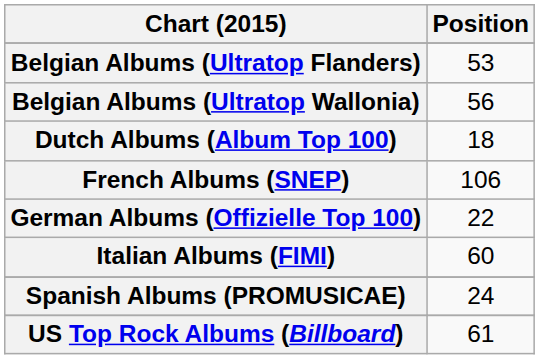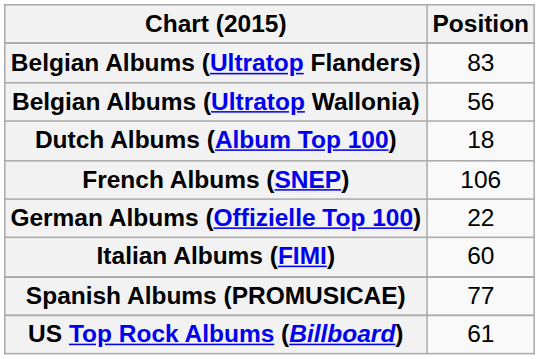(481, 62) 53 -> (481, 62) 83
(481, 295) 24 -> (481, 295) 77
